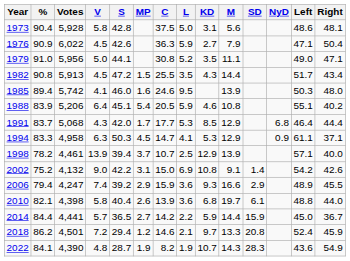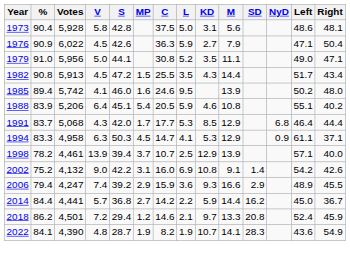(303, 91) 50.3 -> (303, 91) 50.2
(165, 169) 15.0 -> (165, 169) 16.0
- row: (18, 201)
(122, 216) 36.5 -> (122, 201) 36.8
(255, 216) 15.9 -> (255, 201) 16.2
(231, 248) 14.3 -> (231, 232) 14.1
